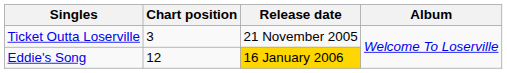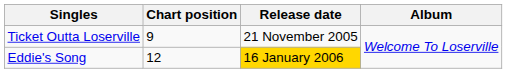(150, 36) 3 -> (150, 36) 9
